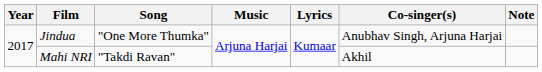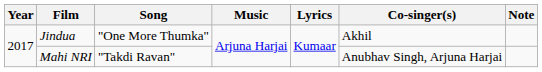(422, 35) Anubhav Singh, Arjuna Harjai -> (357, 35) Akhil
(357, 56) Akhil -> (422, 56) Anubhav Singh, Arjuna Harjai
